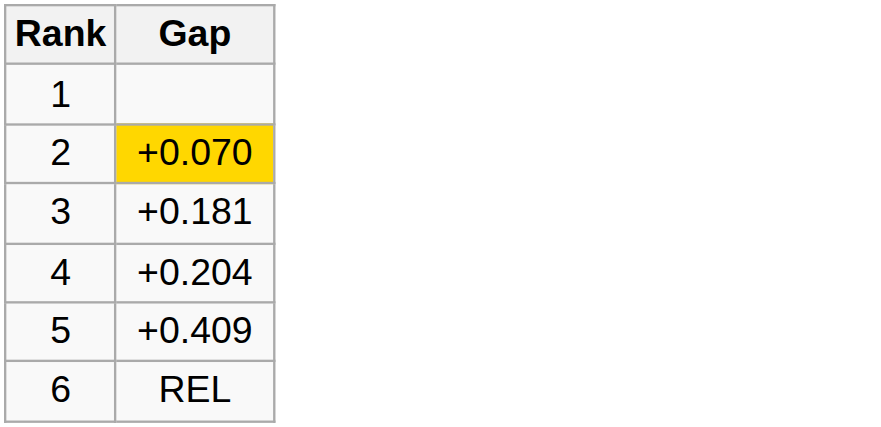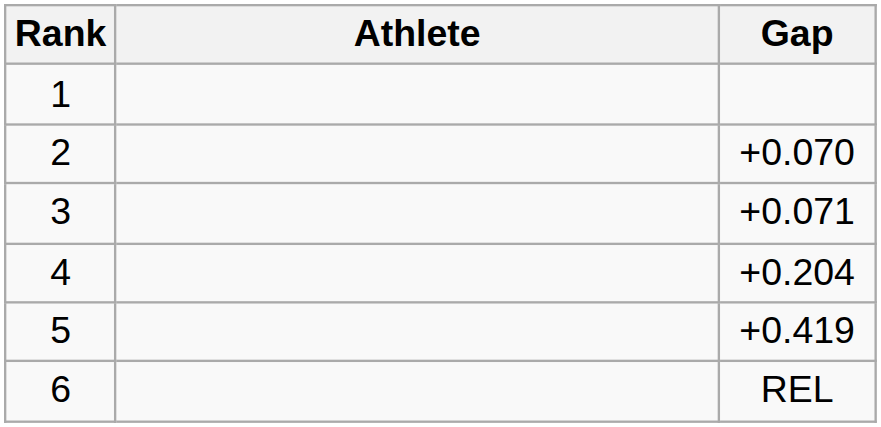+ column: (417, 34)
(195, 152) gold background -> (797, 152) no background
(195, 212) +0.181 -> (797, 212) +0.071
(195, 331) +0.409 -> (797, 331) +0.419
